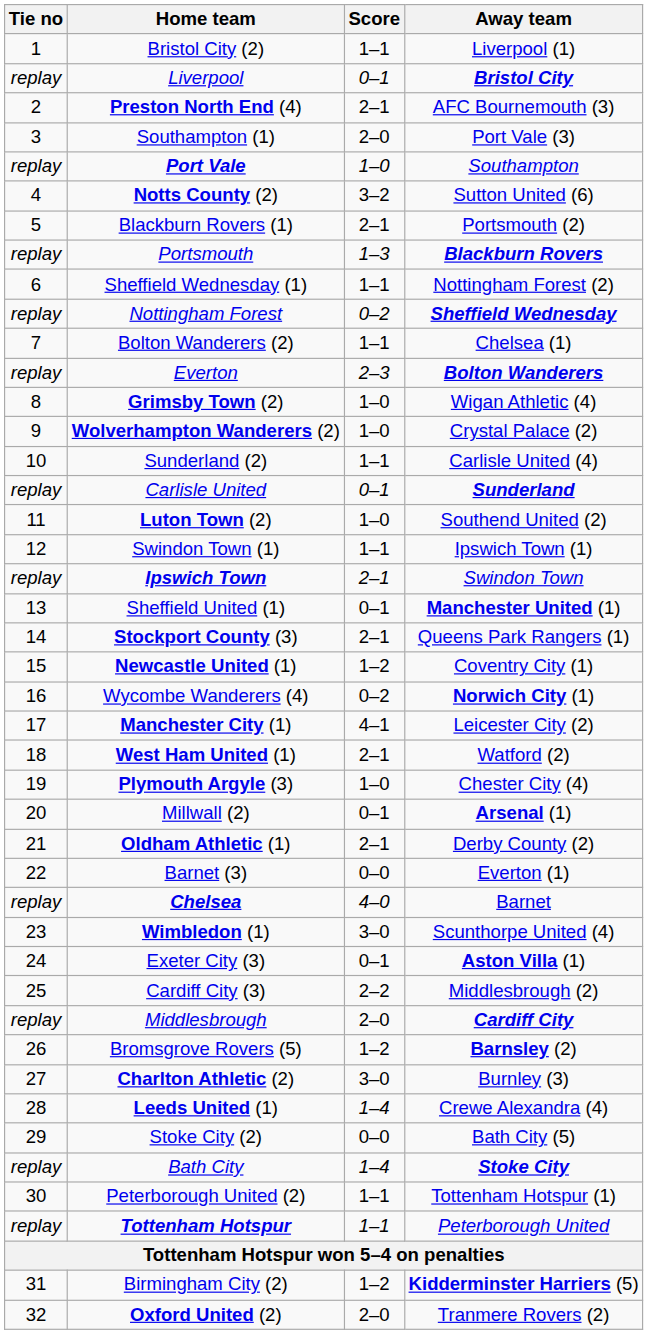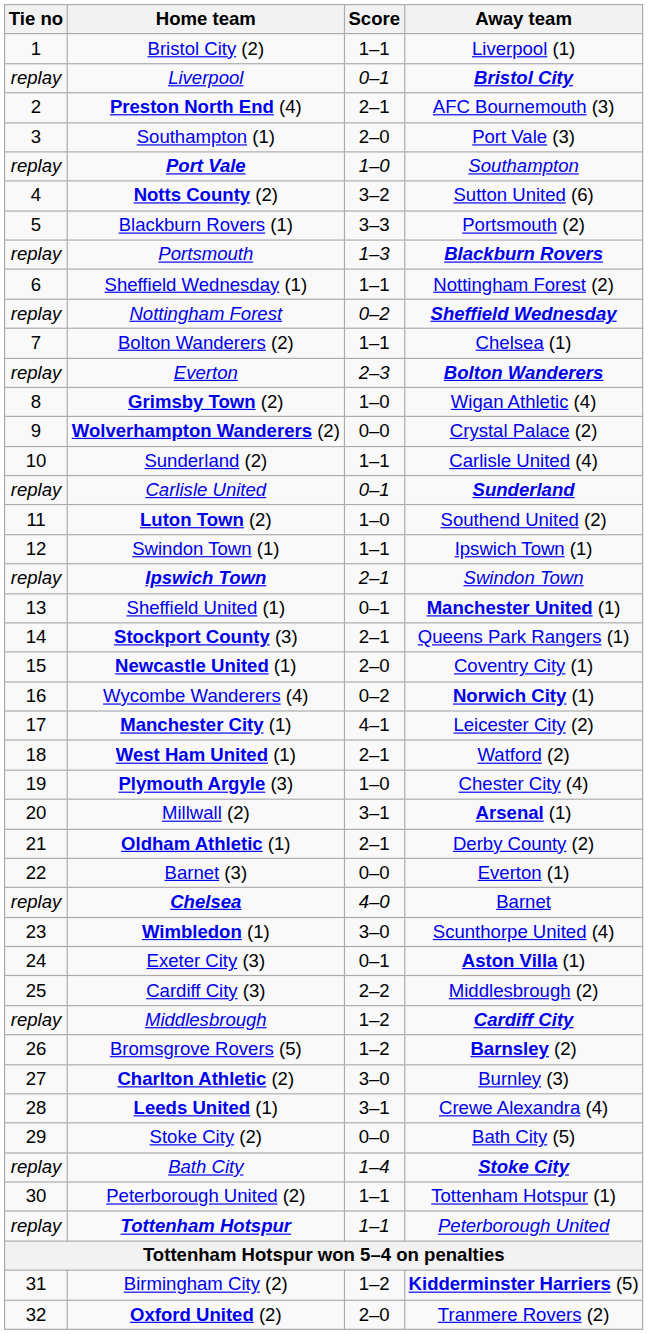(374, 225) 2–1 -> (374, 225) 3–3
(374, 431) 1–0 -> (374, 431) 0–0
(374, 666) 1–2 -> (374, 666) 2–0
(374, 813) 0–1 -> (374, 813) 3–1
(374, 1020) 2–0 -> (374, 1020) 1–2
(374, 1108) 1–4 -> (374, 1108) 3–1
